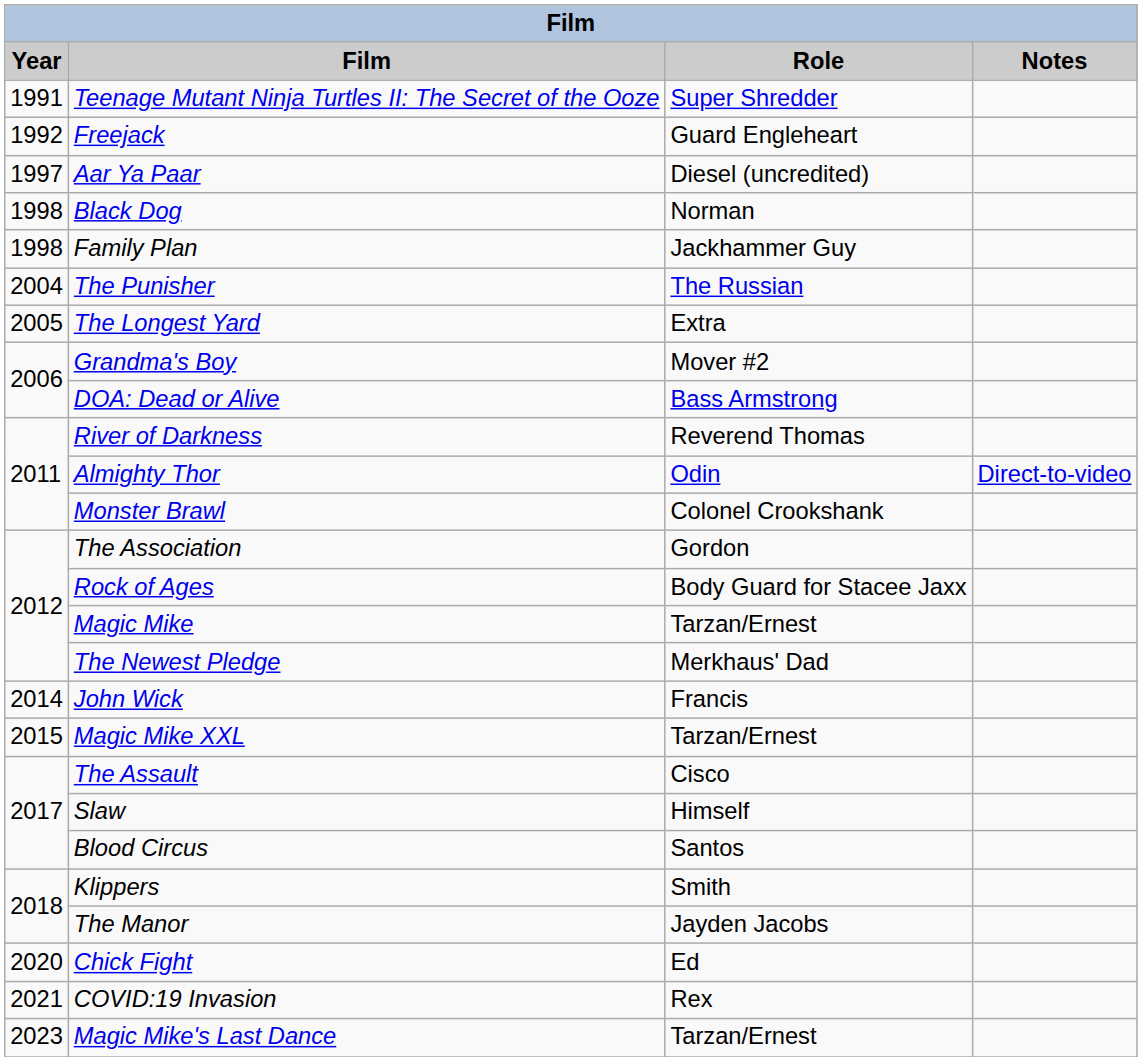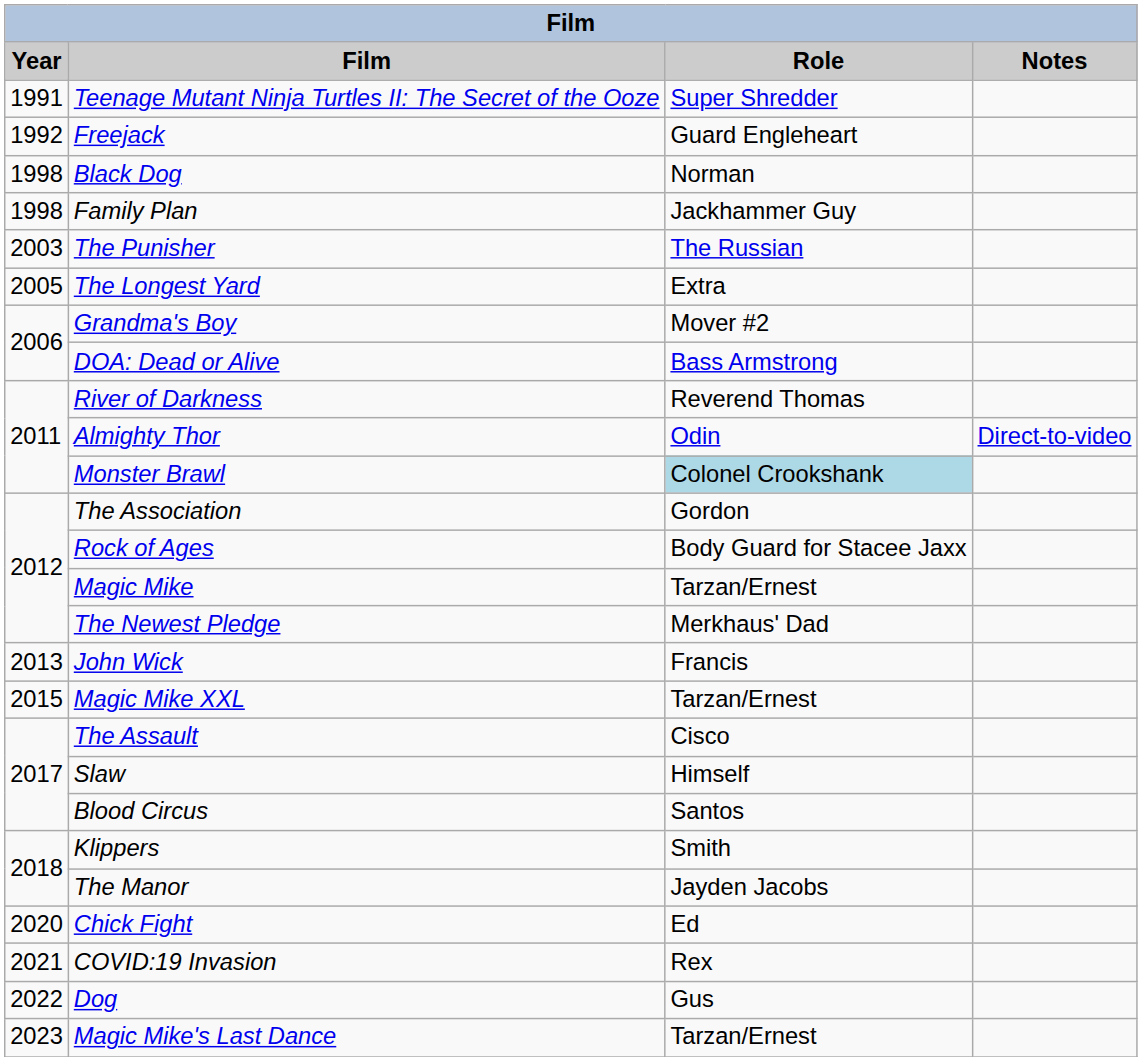- row: (137, 173)
(37, 286) 2004 -> (37, 248) 2003
(777, 511) no background -> (777, 473) lightblue background
(37, 699) 2014 -> (37, 661) 2013
+ row: (96, 999)
